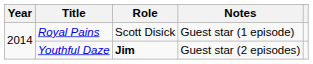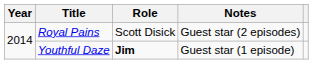(237, 31) Guest star (1 episode) -> (240, 31) Guest star (2 episodes)
(240, 50) Guest star (2 episodes) -> (237, 50) Guest star (1 episode)
